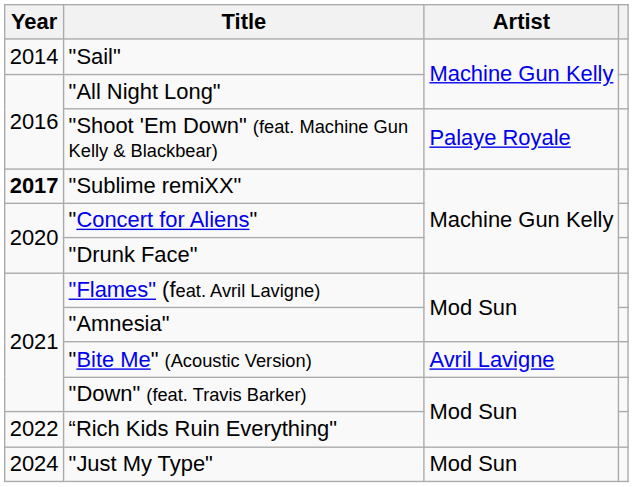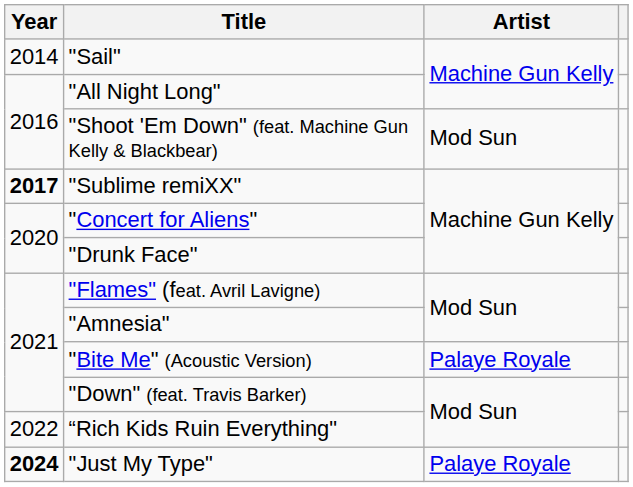(500, 138) Palaye Royale -> (473, 138) Mod Sun
(492, 359) Avril Lavigne -> (500, 359) Palaye Royale
(34, 463) normal -> (34, 463) bold
(473, 463) Mod Sun -> (500, 463) Palaye Royale
